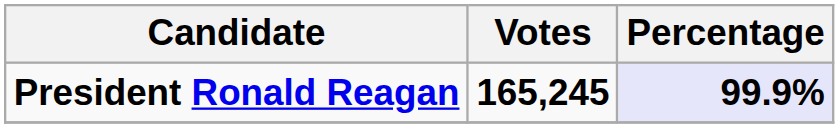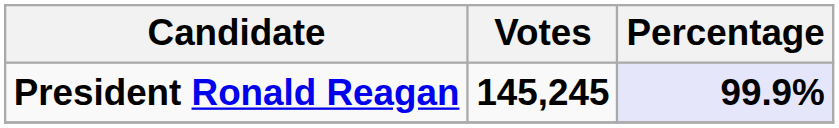(543, 92) 165,245 -> (543, 92) 145,245
